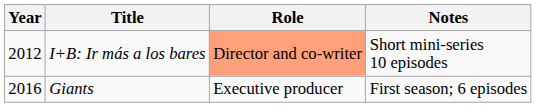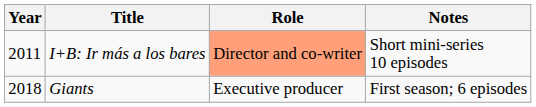(25, 53) 2012 -> (25, 53) 2011
(25, 89) 2016 -> (25, 89) 2018
